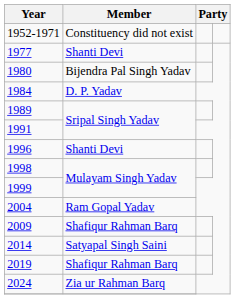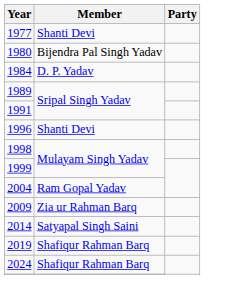- row: (34, 33)
(122, 226) Shafiqur Rahman Barq -> (87, 206) Zia ur Rahman Barq
(115, 284) Zia ur Rahman Barq -> (93, 264) Shafiqur Rahman Barq
